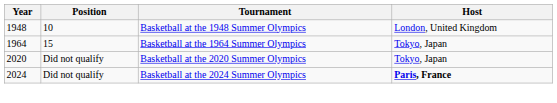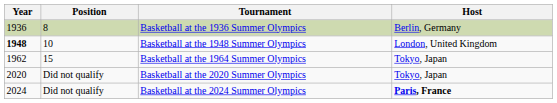+ row: (223, 28)
(17, 28) normal -> (17, 43) bold
(17, 43) 1964 -> (17, 59) 1962
